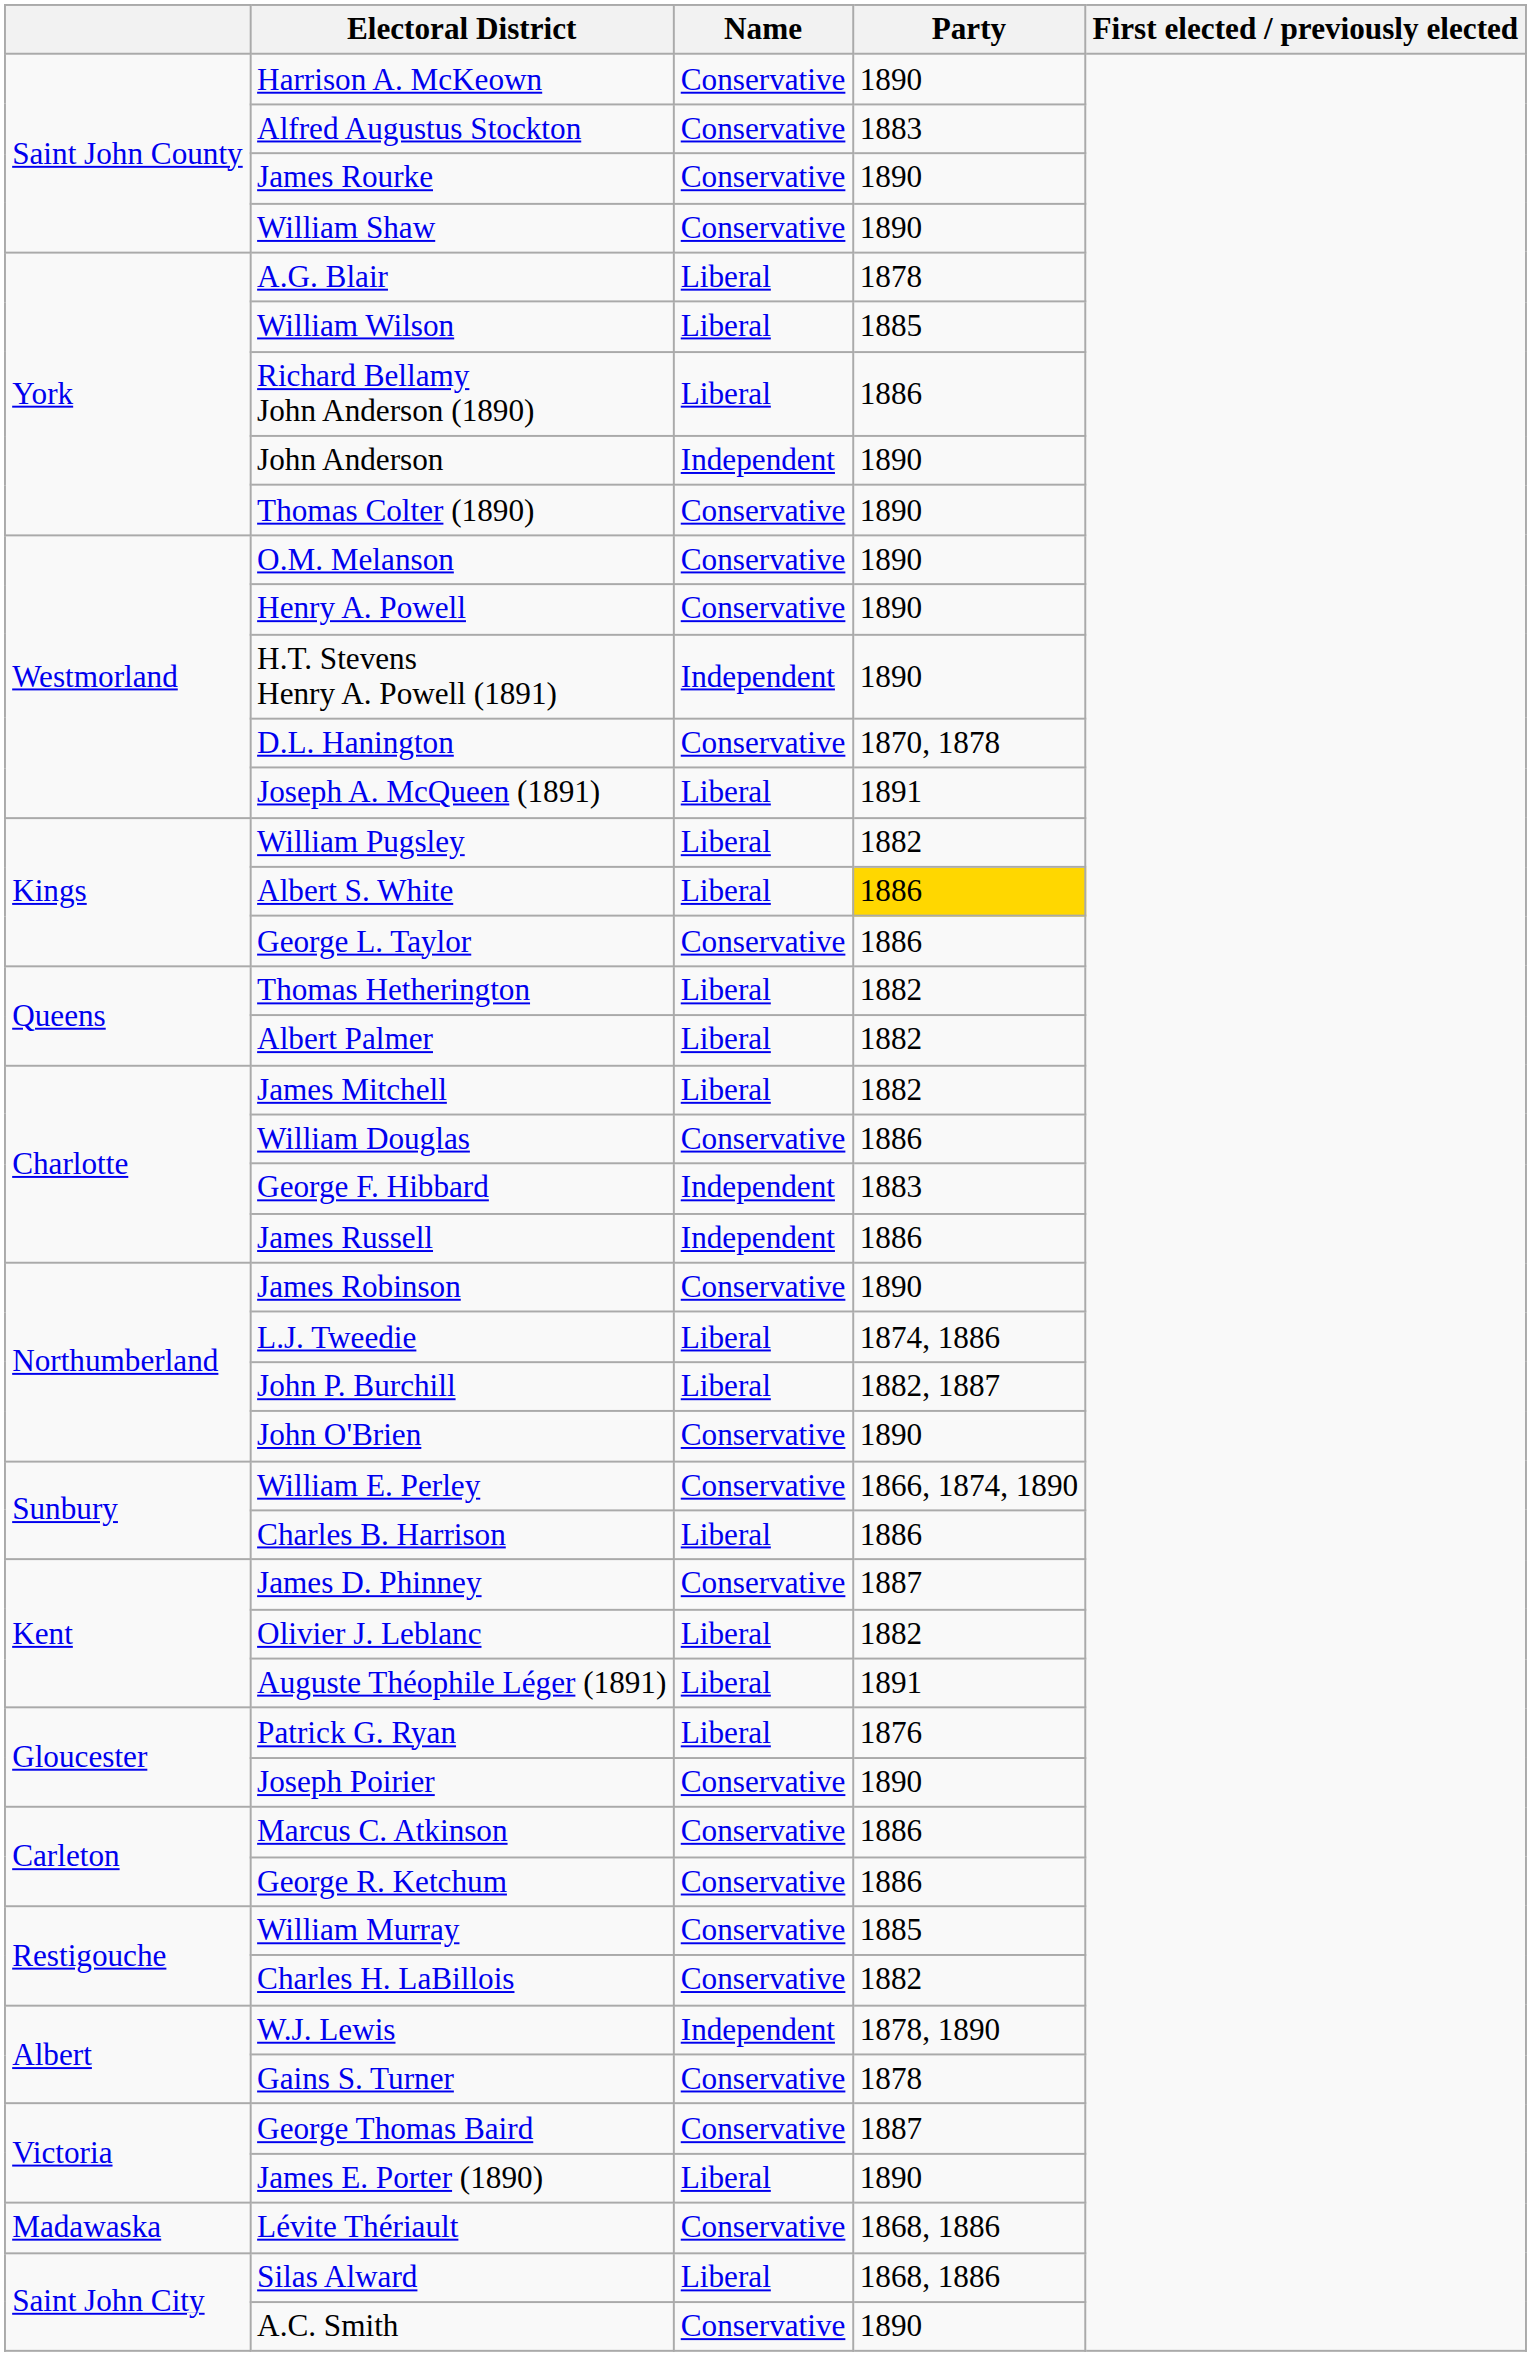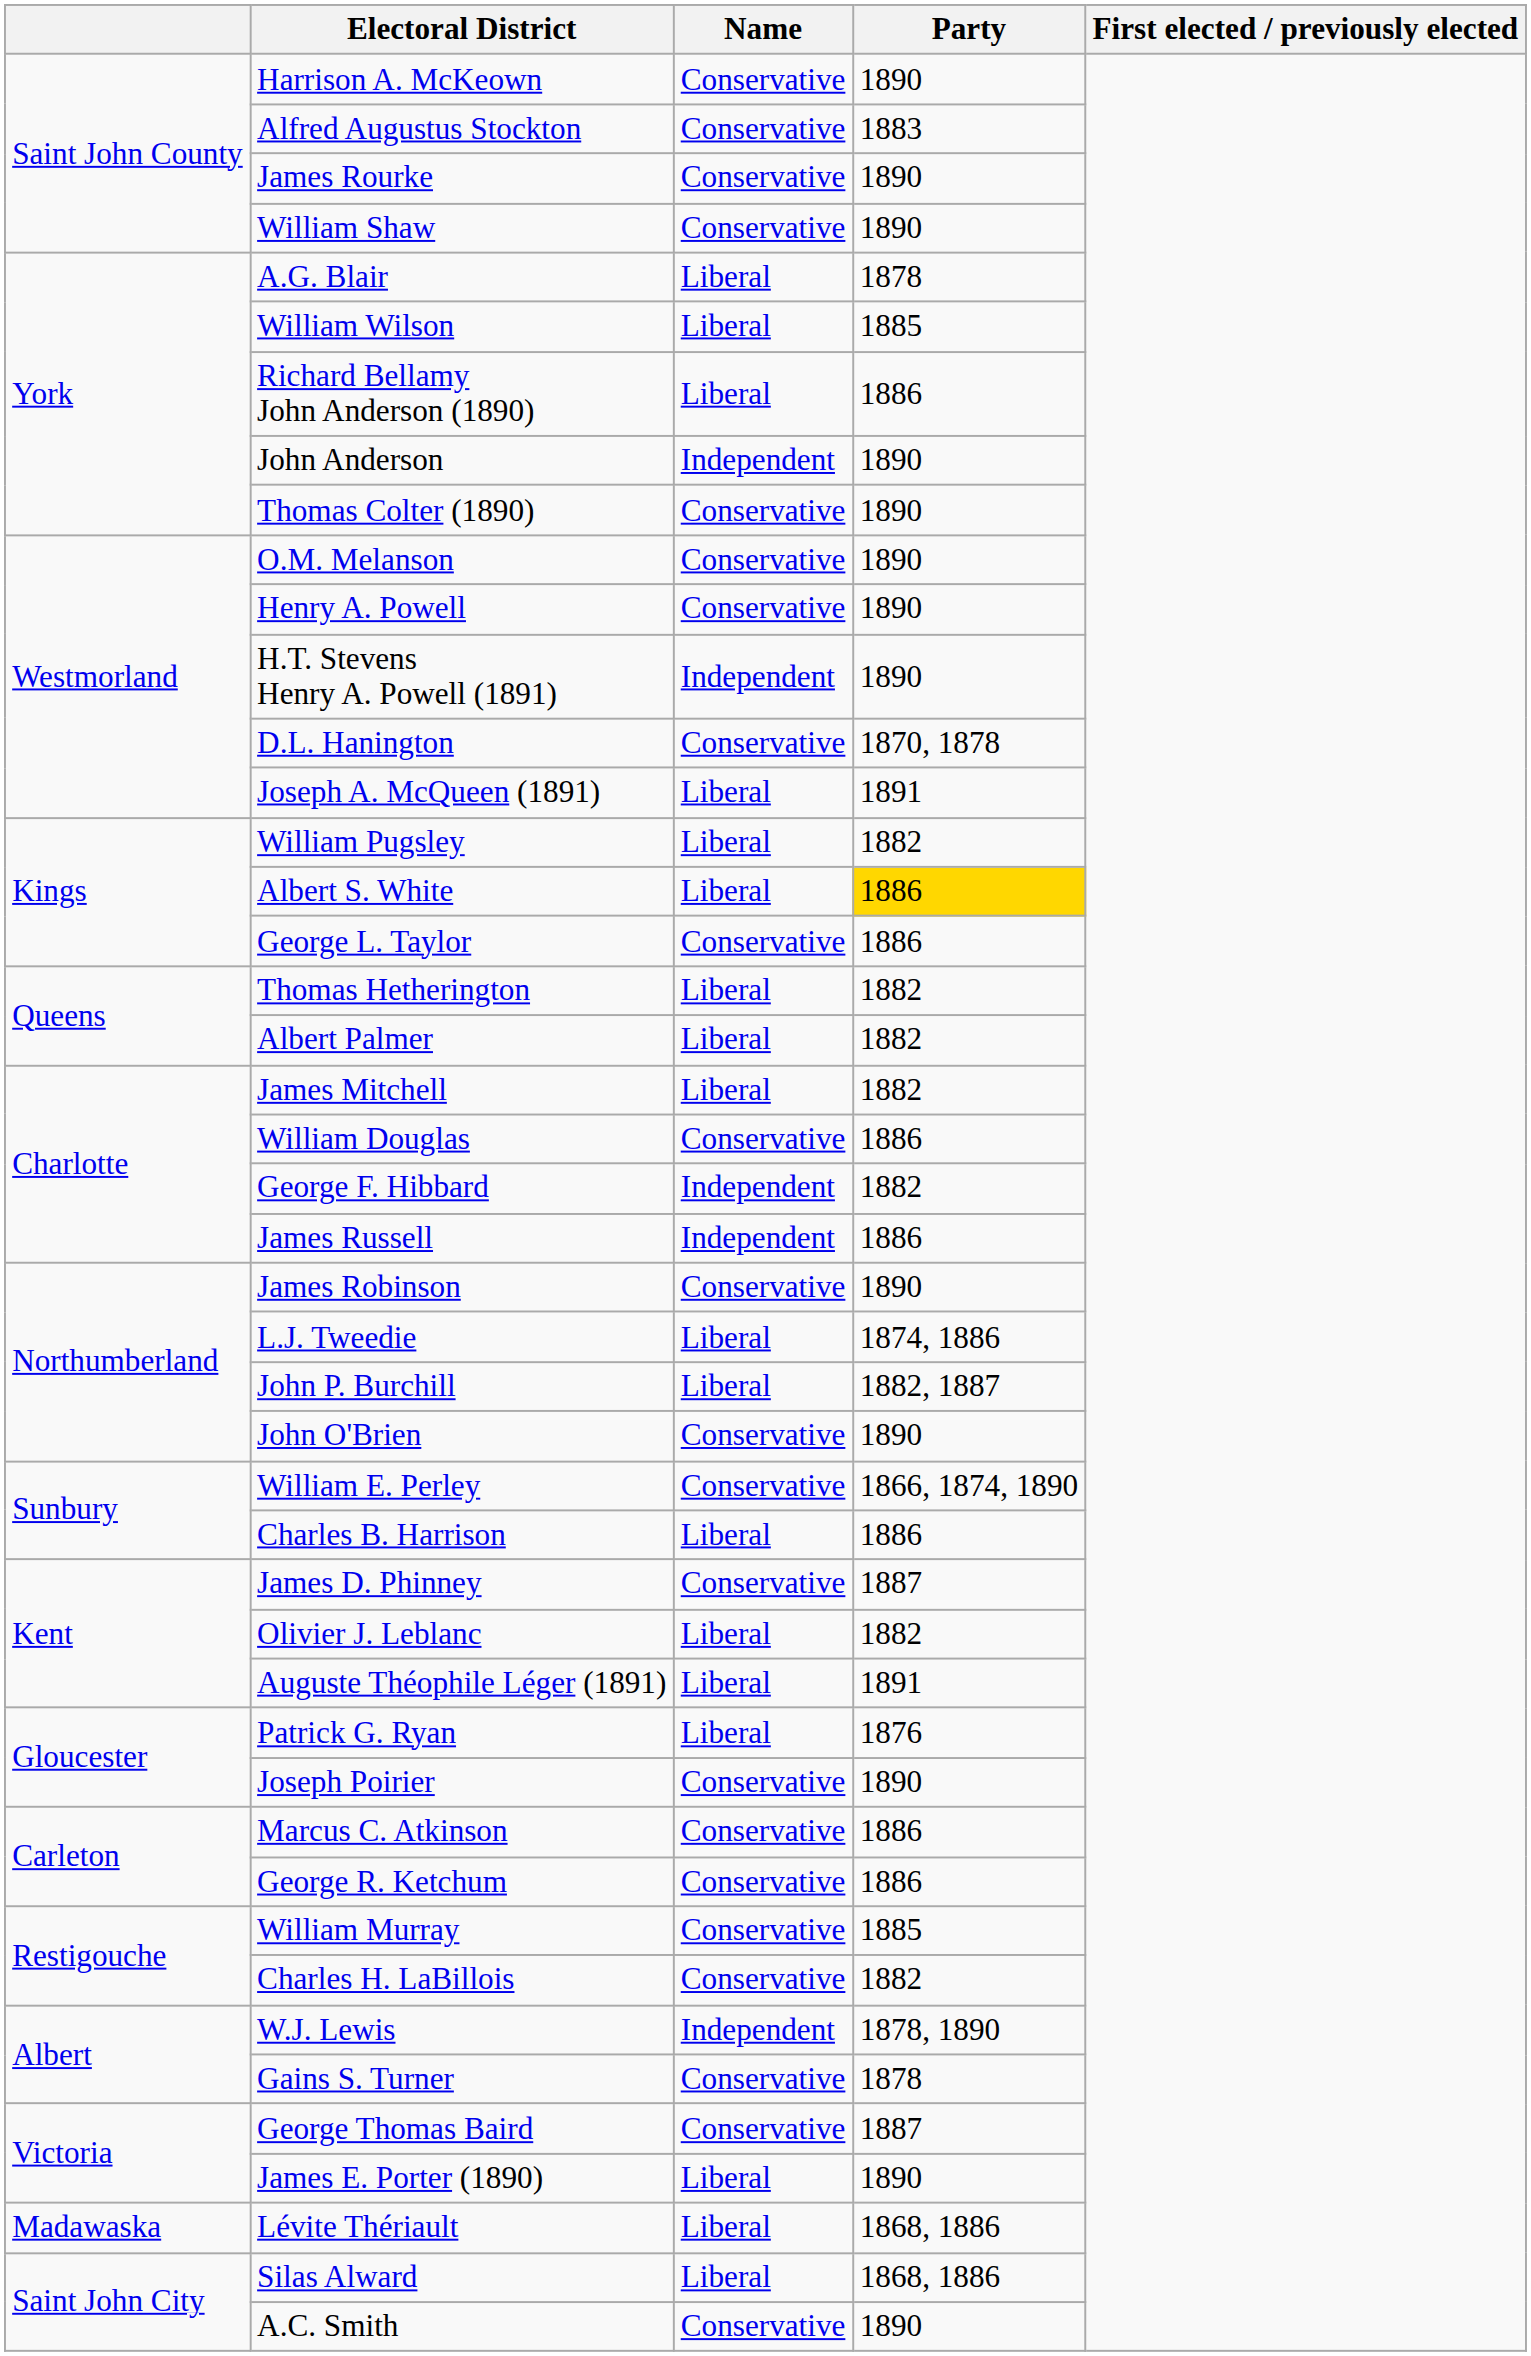(891, 1188) 1883 -> (891, 1188) 1882
(763, 2227) Conservative -> (726, 2227) Liberal
